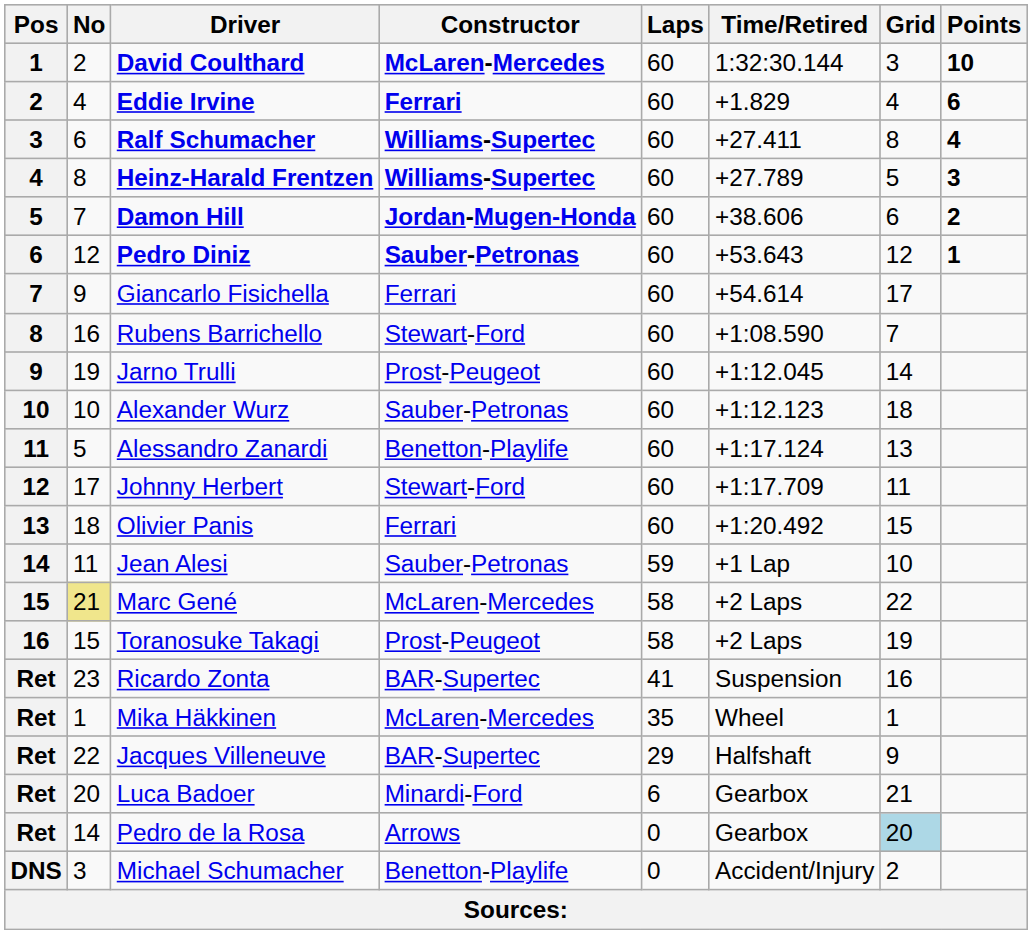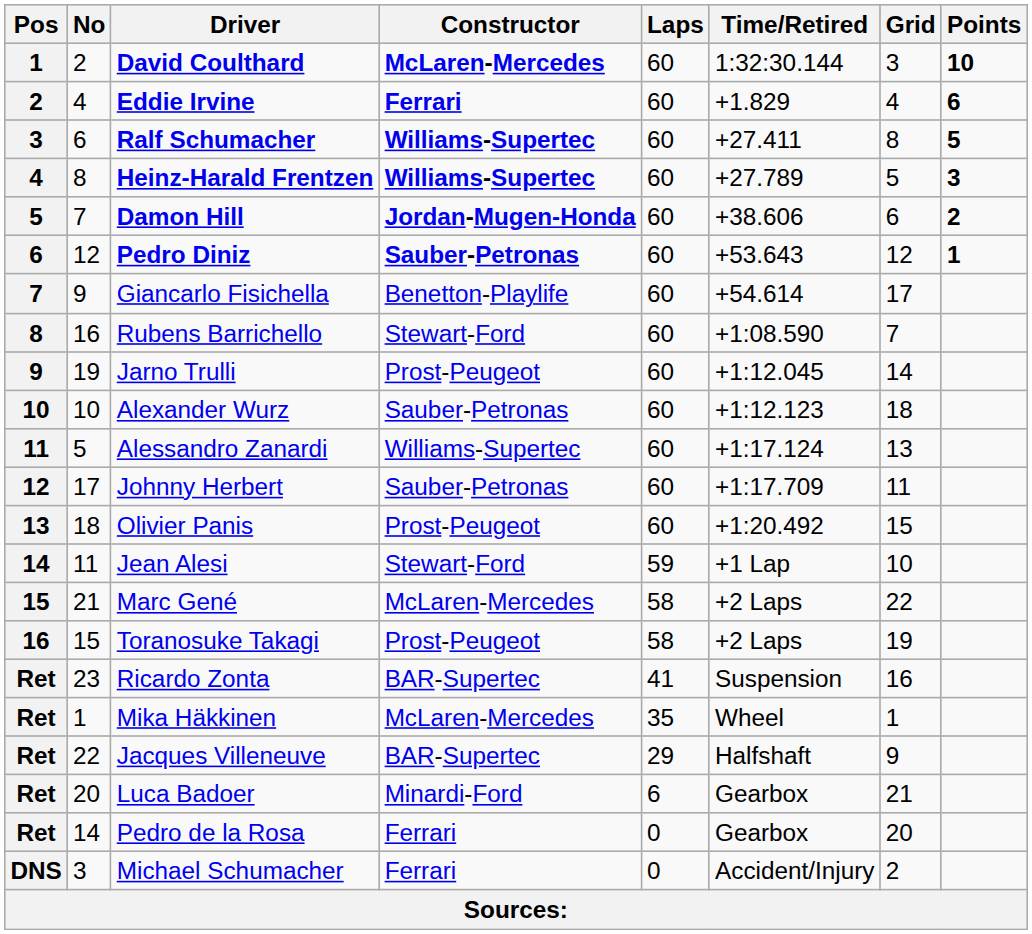(954, 140) 4 -> (954, 140) 5
(420, 294) Ferrari -> (476, 294) Benetton-Playlife
(476, 448) Benetton-Playlife -> (483, 448) Williams-Supertec
(455, 486) Stewart-Ford -> (476, 486) Sauber-Petronas
(420, 525) Ferrari -> (462, 525) Prost-Peugeot
(476, 563) Sauber-Petronas -> (455, 563) Stewart-Ford
(87, 602) khaki background -> (87, 602) no background
(422, 833) Arrows -> (420, 833) Ferrari
(899, 833) lightblue background -> (899, 833) no background
(476, 871) Benetton-Playlife -> (420, 871) Ferrari
